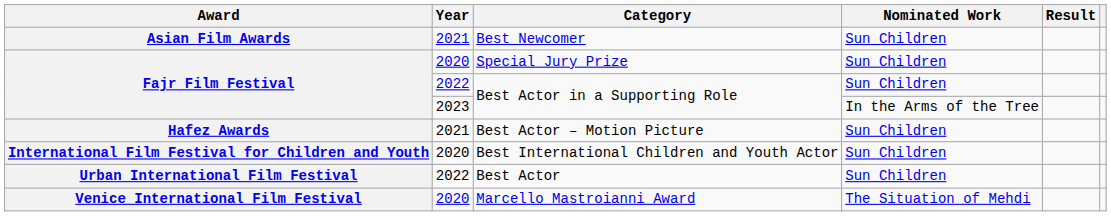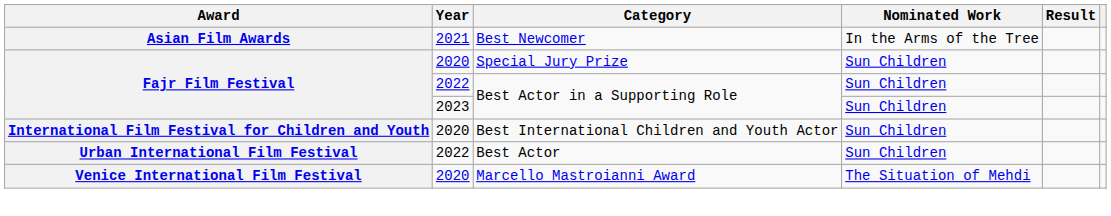(896, 39) Sun Children -> (942, 39) In the Arms of the Tree
(942, 108) In the Arms of the Tree -> (896, 108) Sun Children
- row: (453, 130)
